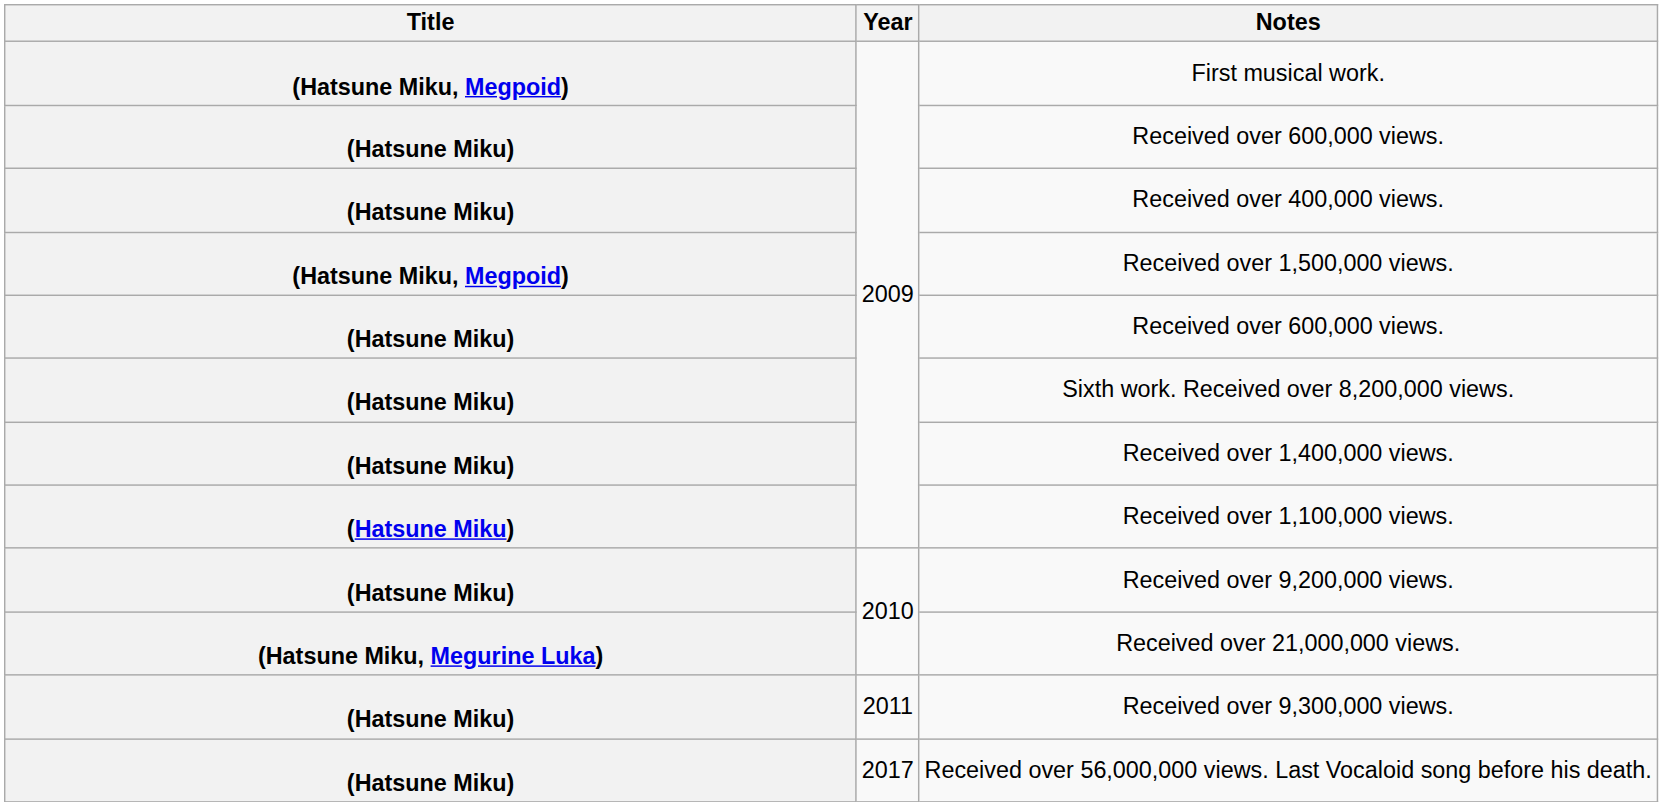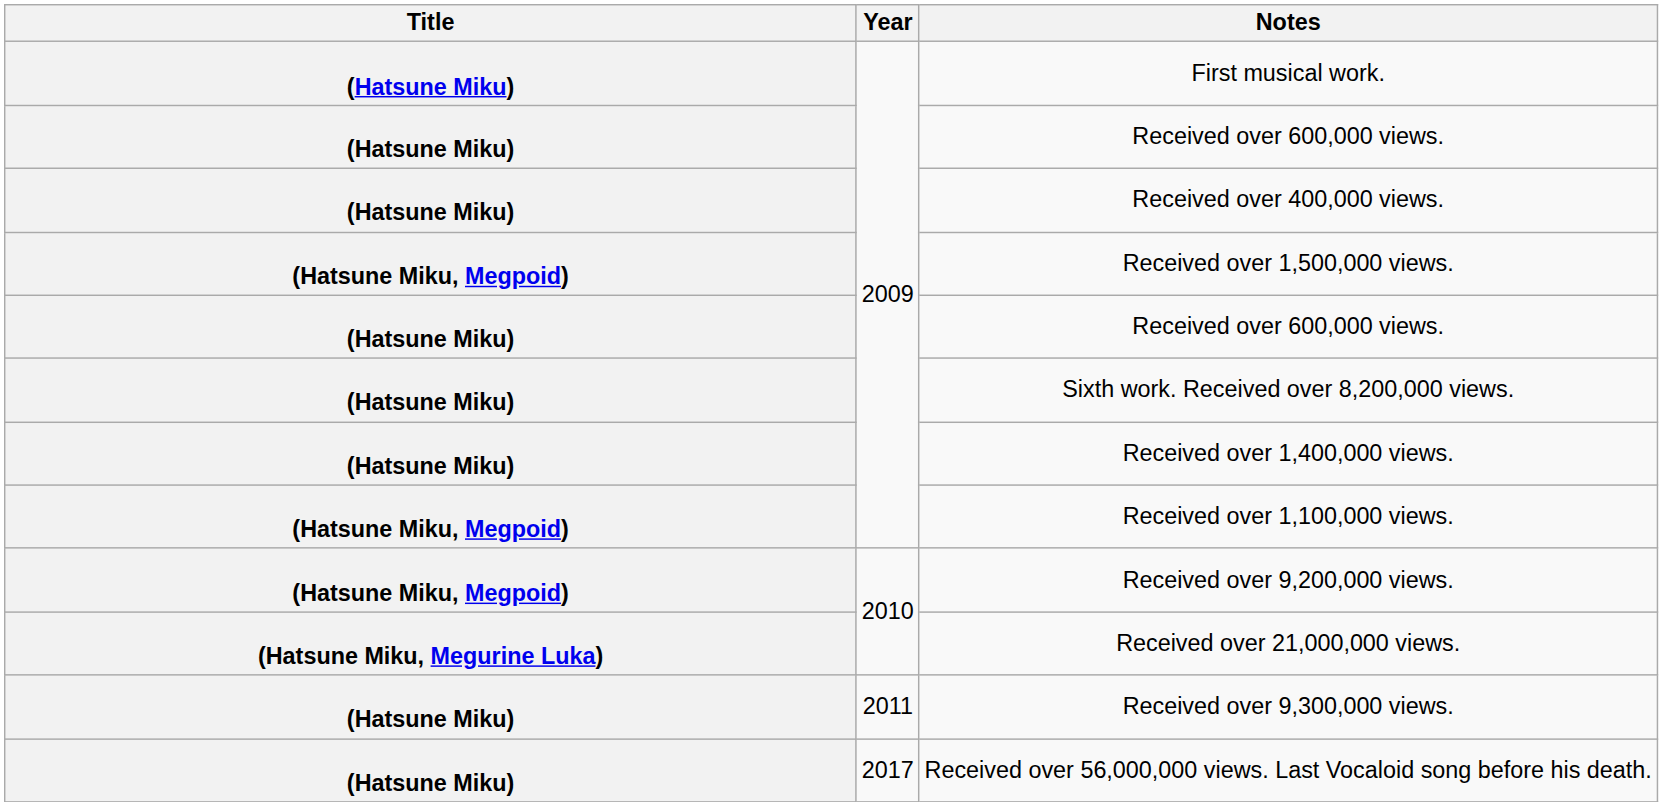(431, 86) (Hatsune Miku, Megpoid) -> (431, 86) (Hatsune Miku)
(431, 529) (Hatsune Miku) -> (431, 529) (Hatsune Miku, Megpoid)
(431, 592) (Hatsune Miku) -> (431, 592) (Hatsune Miku, Megpoid)
